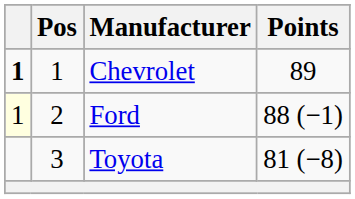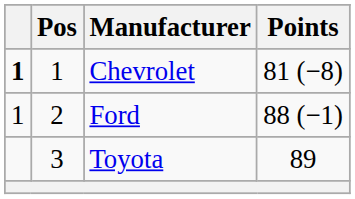(303, 70) 89 -> (303, 70) 81 (−8)
(18, 114) lightyellow background -> (18, 114) no background
(303, 159) 81 (−8) -> (303, 159) 89
